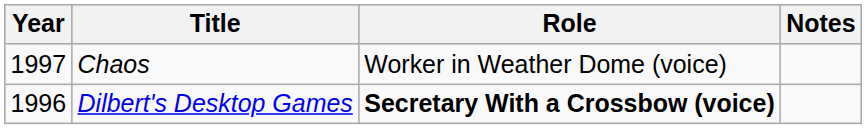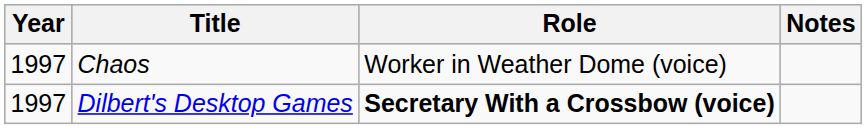(38, 103) 1996 -> (38, 103) 1997
